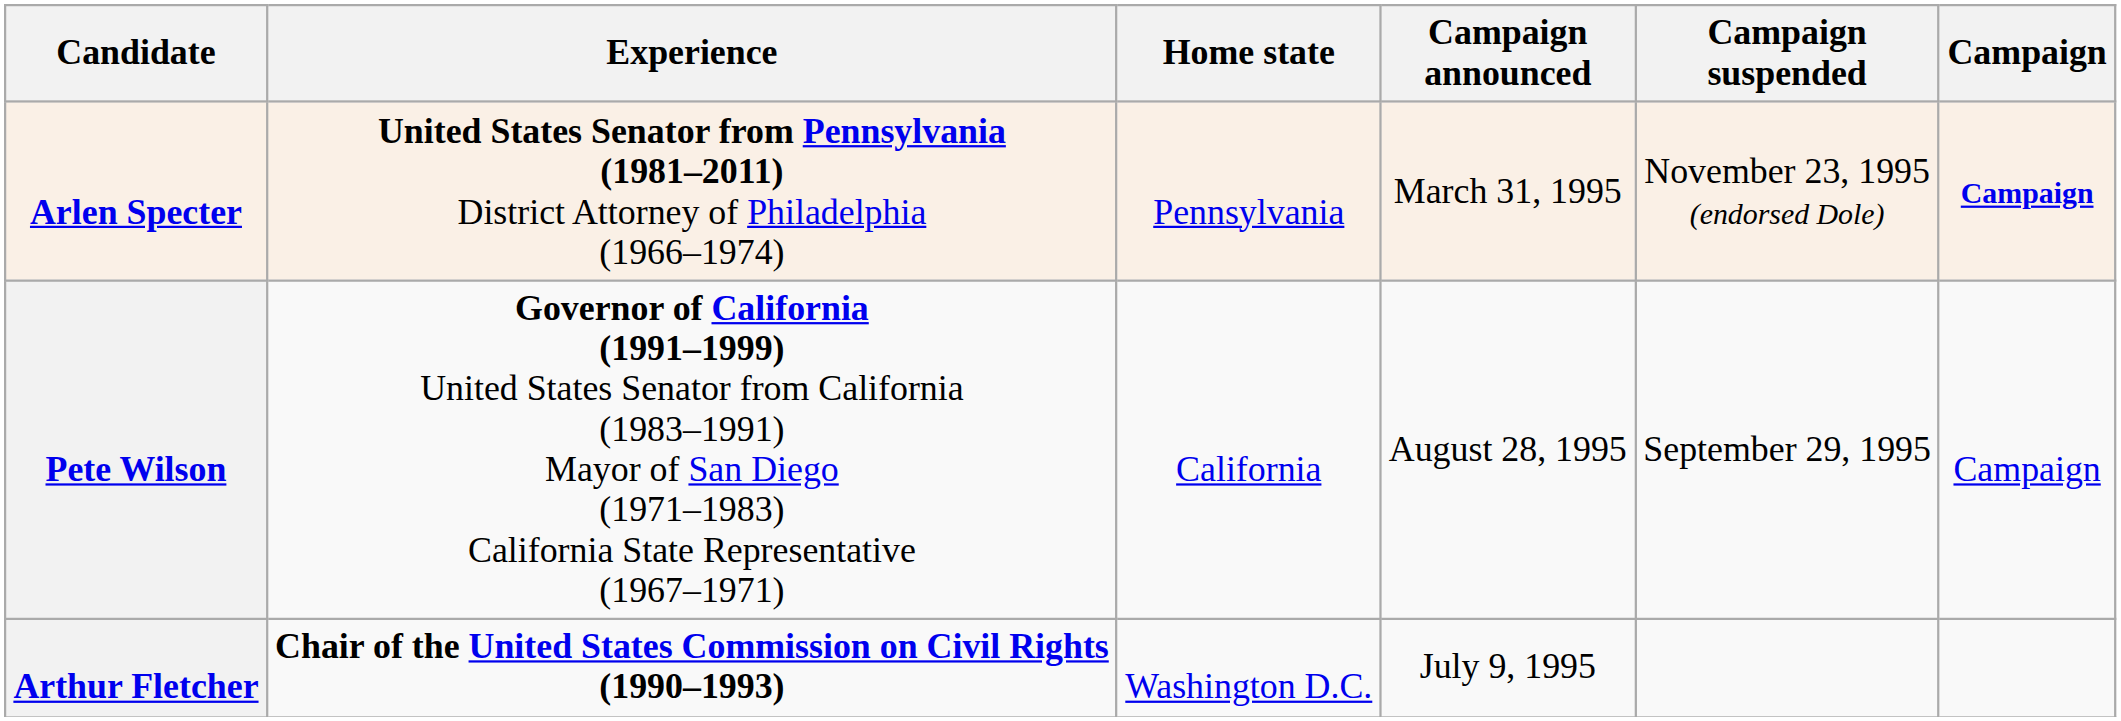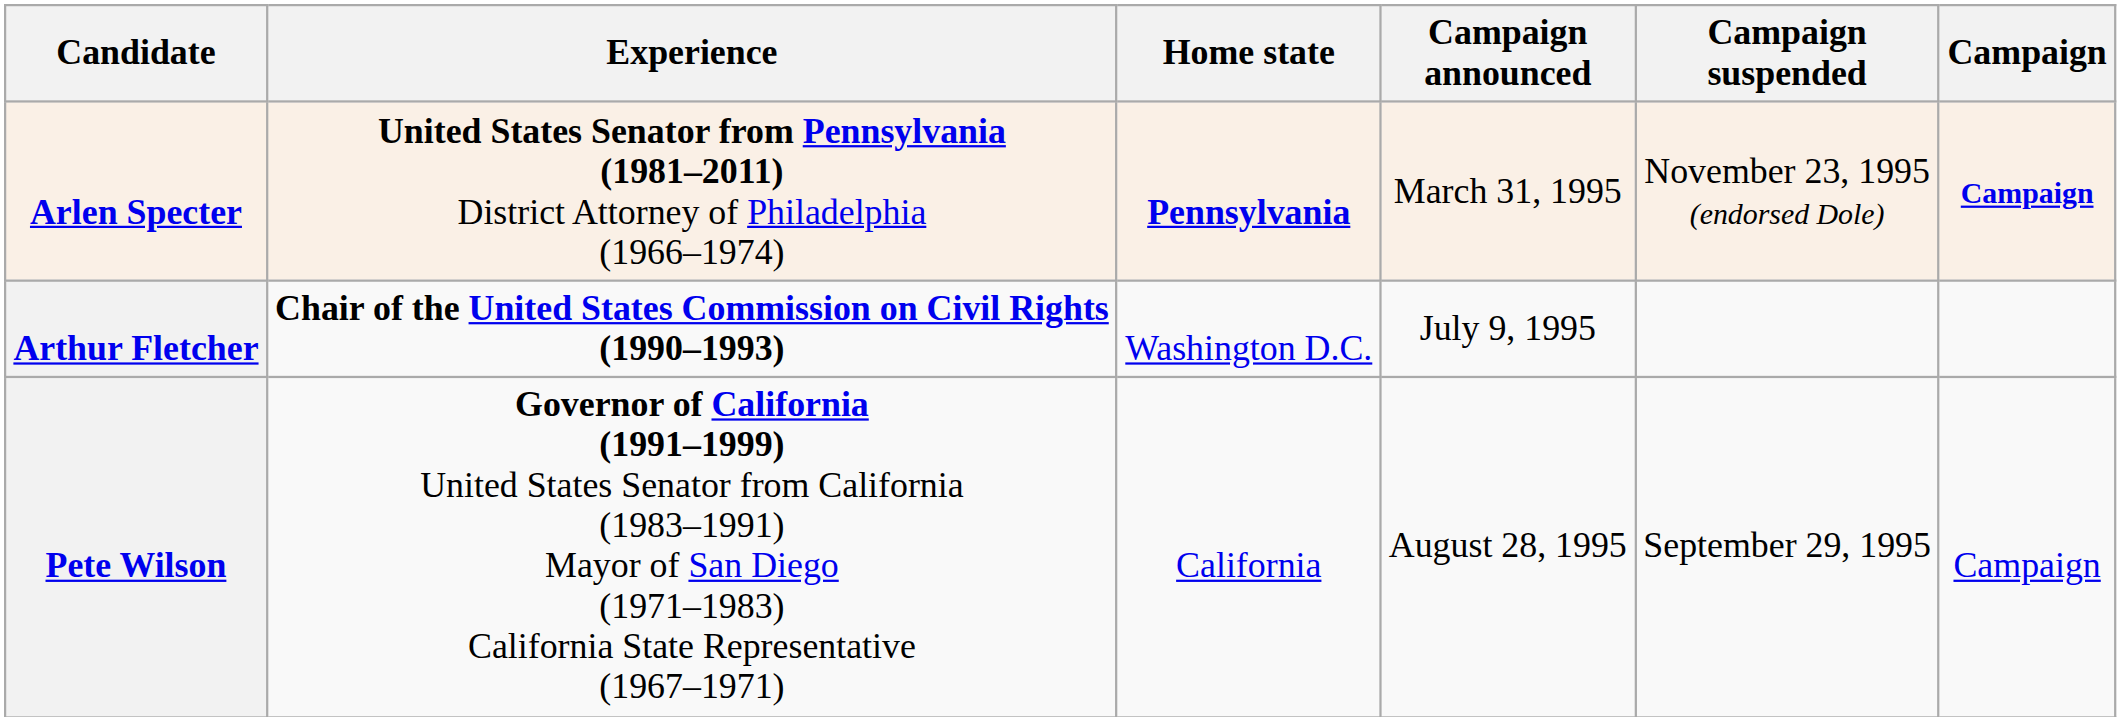(1249, 210) normal -> (1249, 210) bold
rows swapped: (136, 469) <-> (136, 687)
